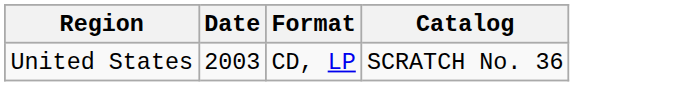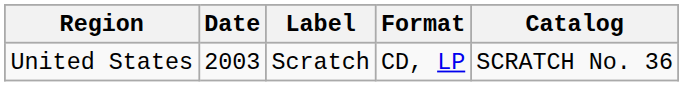+ column: (321, 24)
